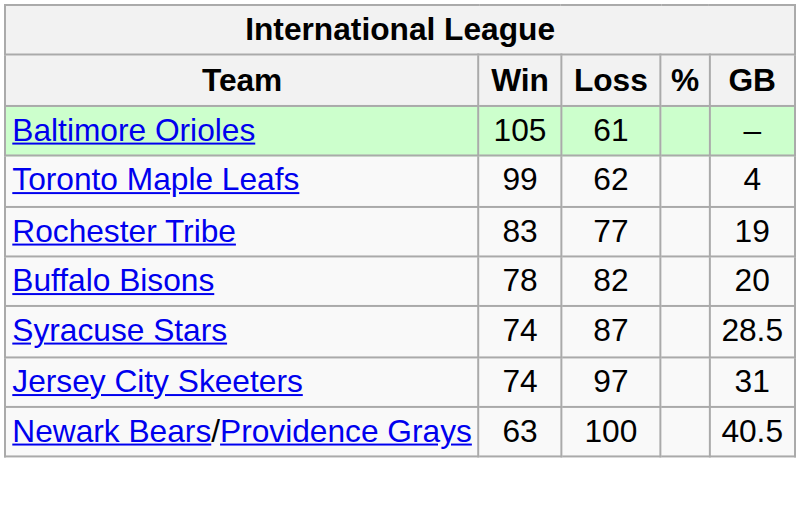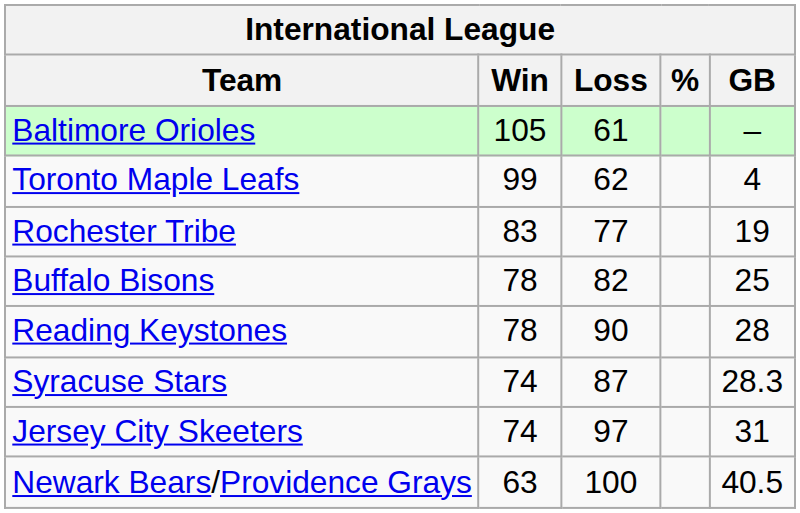(752, 280) 20 -> (752, 280) 25
+ row: (150, 331)
(752, 331) 28.5 -> (752, 381) 28.3
